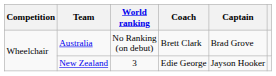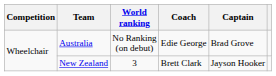(181, 43) Brett Clark -> (184, 43) Edie George
(184, 63) Edie George -> (181, 63) Brett Clark
